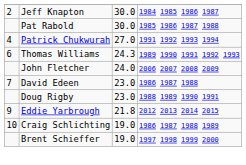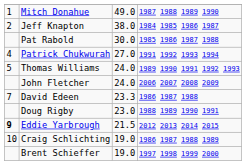+ row: (55, 11)
(125, 11) 30.0 -> (125, 26) 38.0
(9, 54) 6 -> (9, 68) 5
(125, 54) 24.3 -> (125, 68) 24.0
(125, 82) 23.0 -> (125, 97) 23.3
(9, 111) normal -> (9, 125) bold
(125, 111) 21.8 -> (125, 125) 21.5
